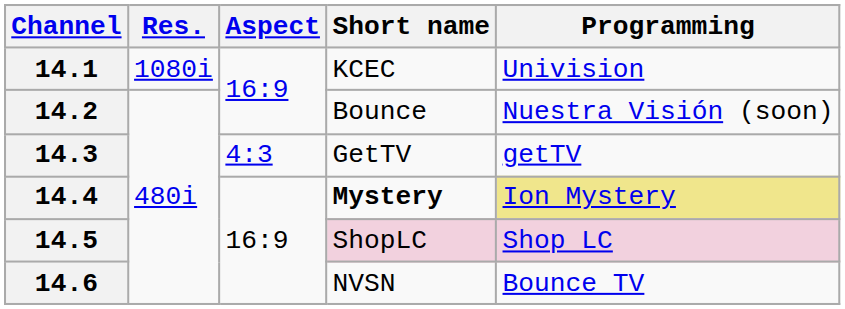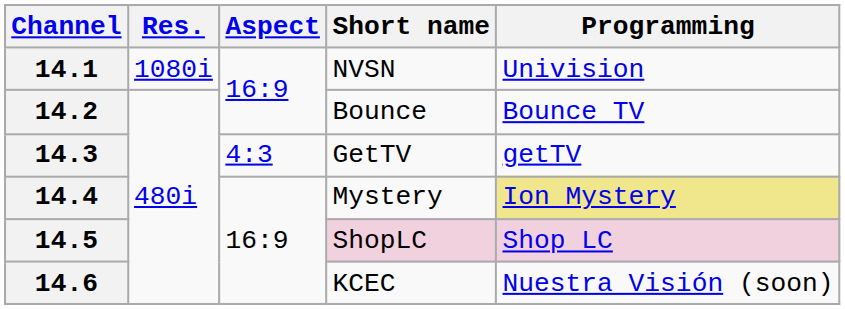(364, 69) KCEC -> (364, 69) NVSN
(668, 112) Nuestra Visión (soon) -> (573, 112) Bounce TV
(388, 198) bold -> (388, 198) normal
(364, 283) NVSN -> (364, 283) KCEC
(573, 283) Bounce TV -> (668, 283) Nuestra Visión (soon)
